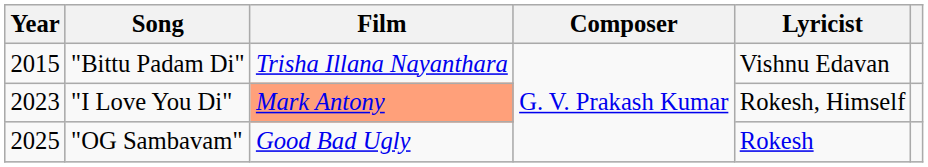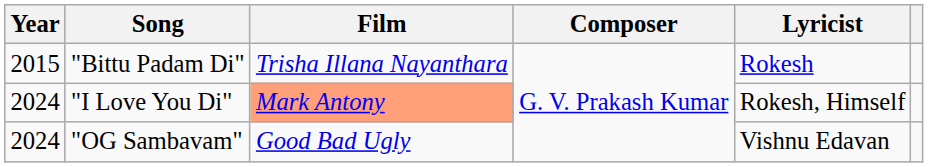(815, 63) Vishnu Edavan -> (777, 63) Rokesh
(35, 102) 2023 -> (35, 102) 2024
(35, 141) 2025 -> (35, 141) 2024
(777, 141) Rokesh -> (815, 141) Vishnu Edavan
